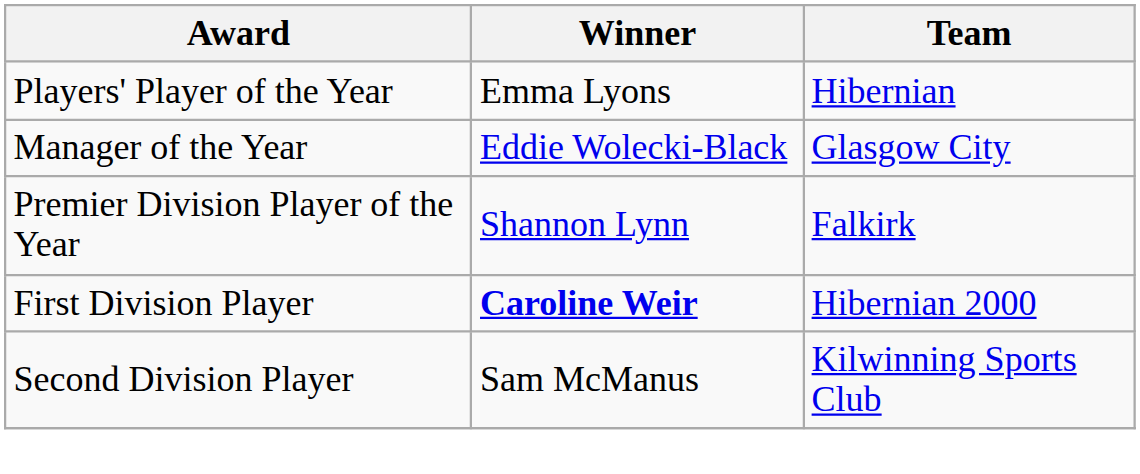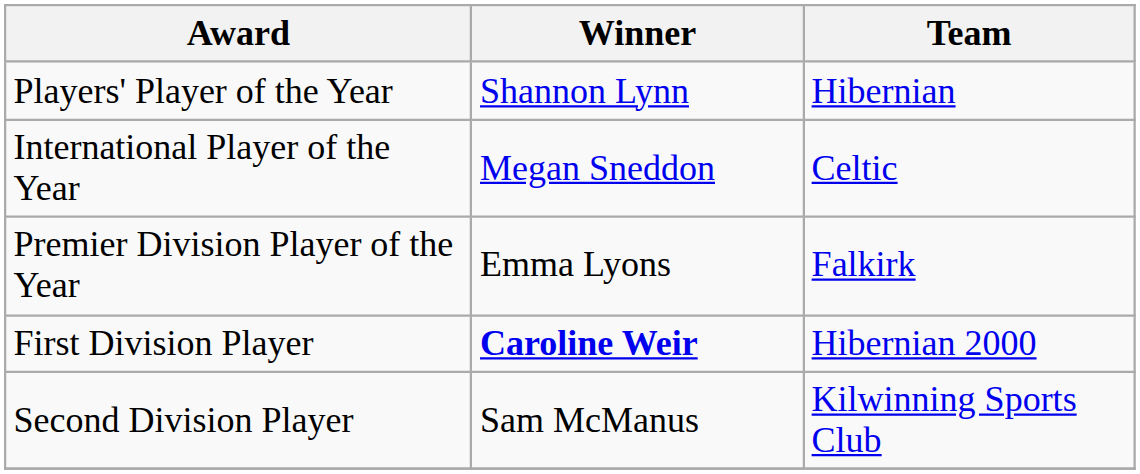(576, 90) Emma Lyons -> (585, 90) Shannon Lynn
+ row: (202, 167)
- row: (160, 147)
(585, 224) Shannon Lynn -> (576, 265) Emma Lyons
